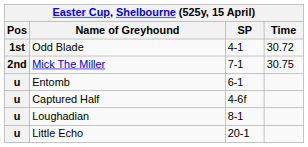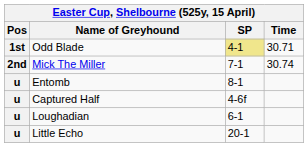(236, 47) no background -> (236, 47) khaki background
(280, 47) 30.72 -> (280, 47) 30.71
(280, 64) 30.75 -> (280, 64) 30.74
(236, 82) 6-1 -> (236, 82) 8-1
(236, 116) 8-1 -> (236, 116) 6-1
